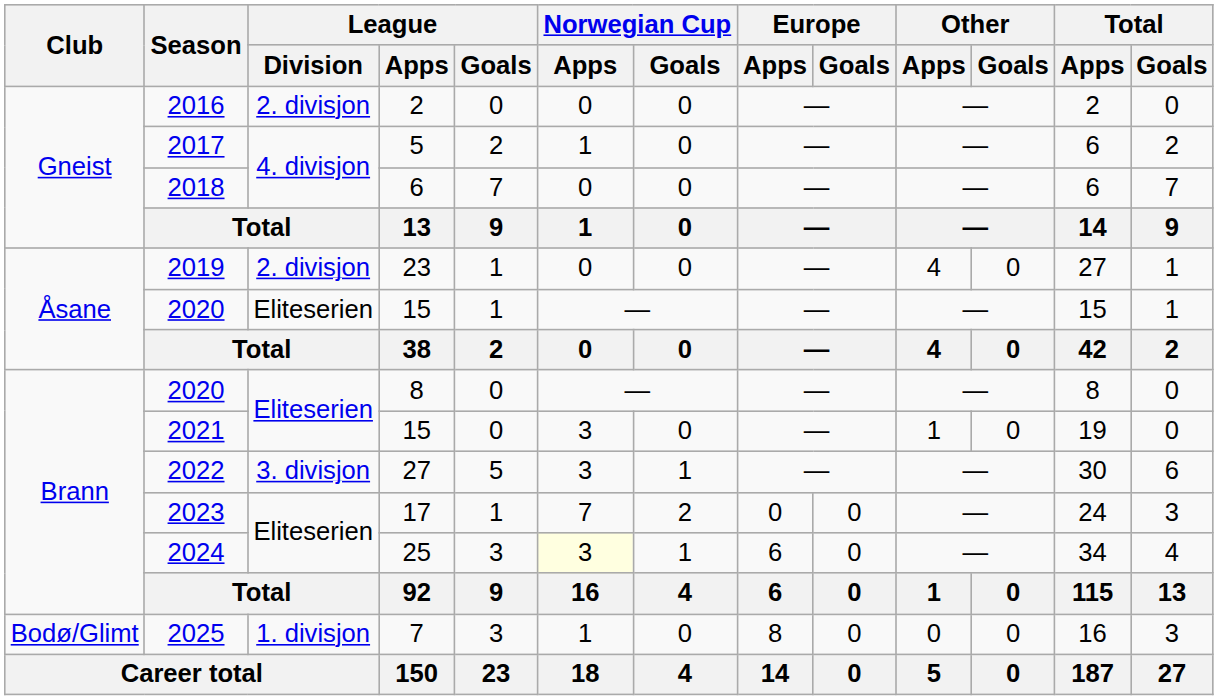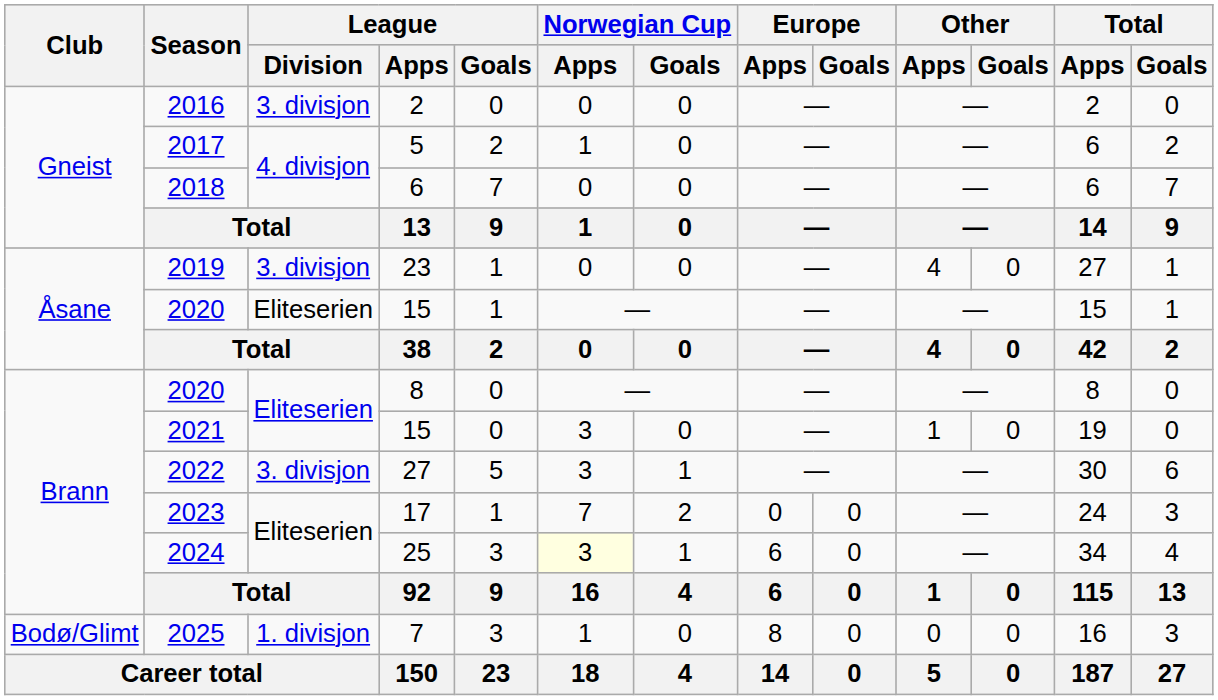(313, 106) 2. divisjon -> (313, 106) 3. divisjon
(313, 268) 2. divisjon -> (313, 268) 3. divisjon
